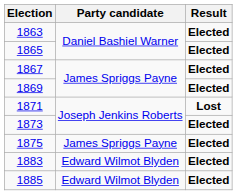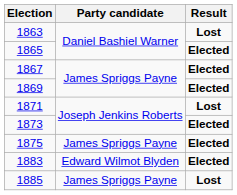(209, 32) Elected -> (209, 32) Lost
(120, 180) Edward Wilmot Blyden -> (120, 180) James Spriggs Payne
(209, 180) Elected -> (209, 180) Lost
